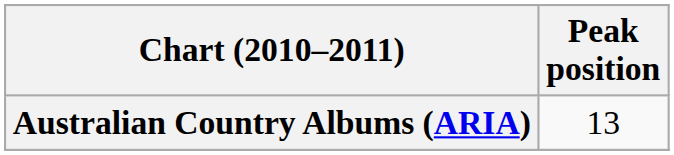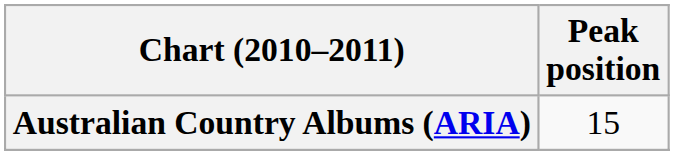(603, 122) 13 -> (603, 122) 15
